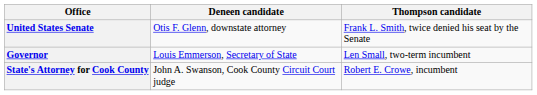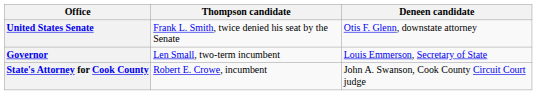columns swapped: (437, 12) <-> (246, 12)
